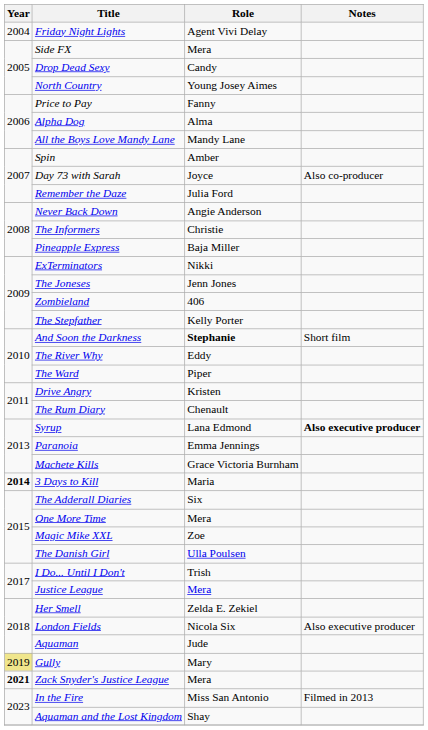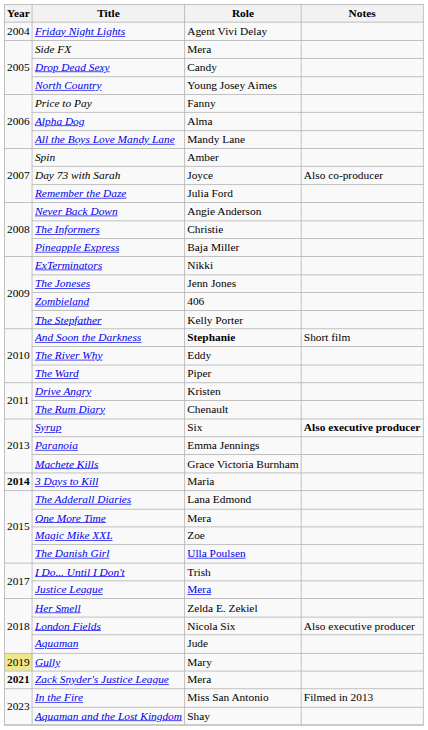(219, 427) Lana Edmond -> (195, 427) Six
(195, 499) Six -> (219, 499) Lana Edmond
